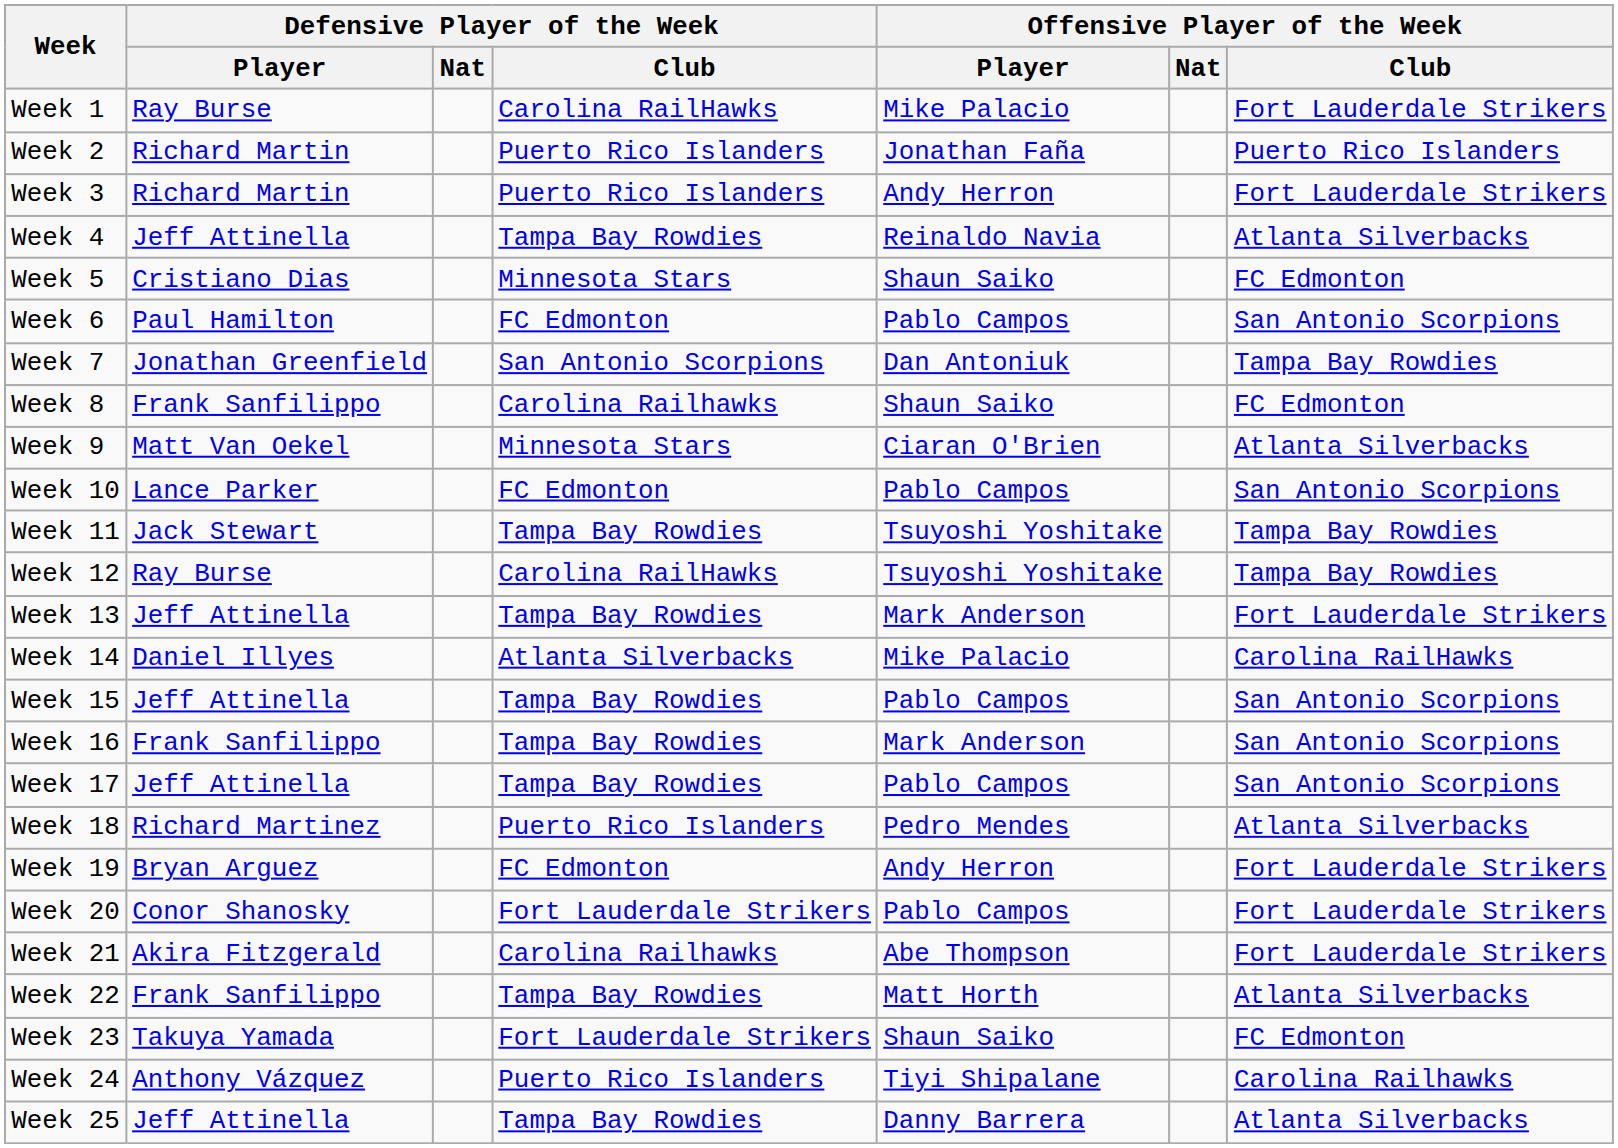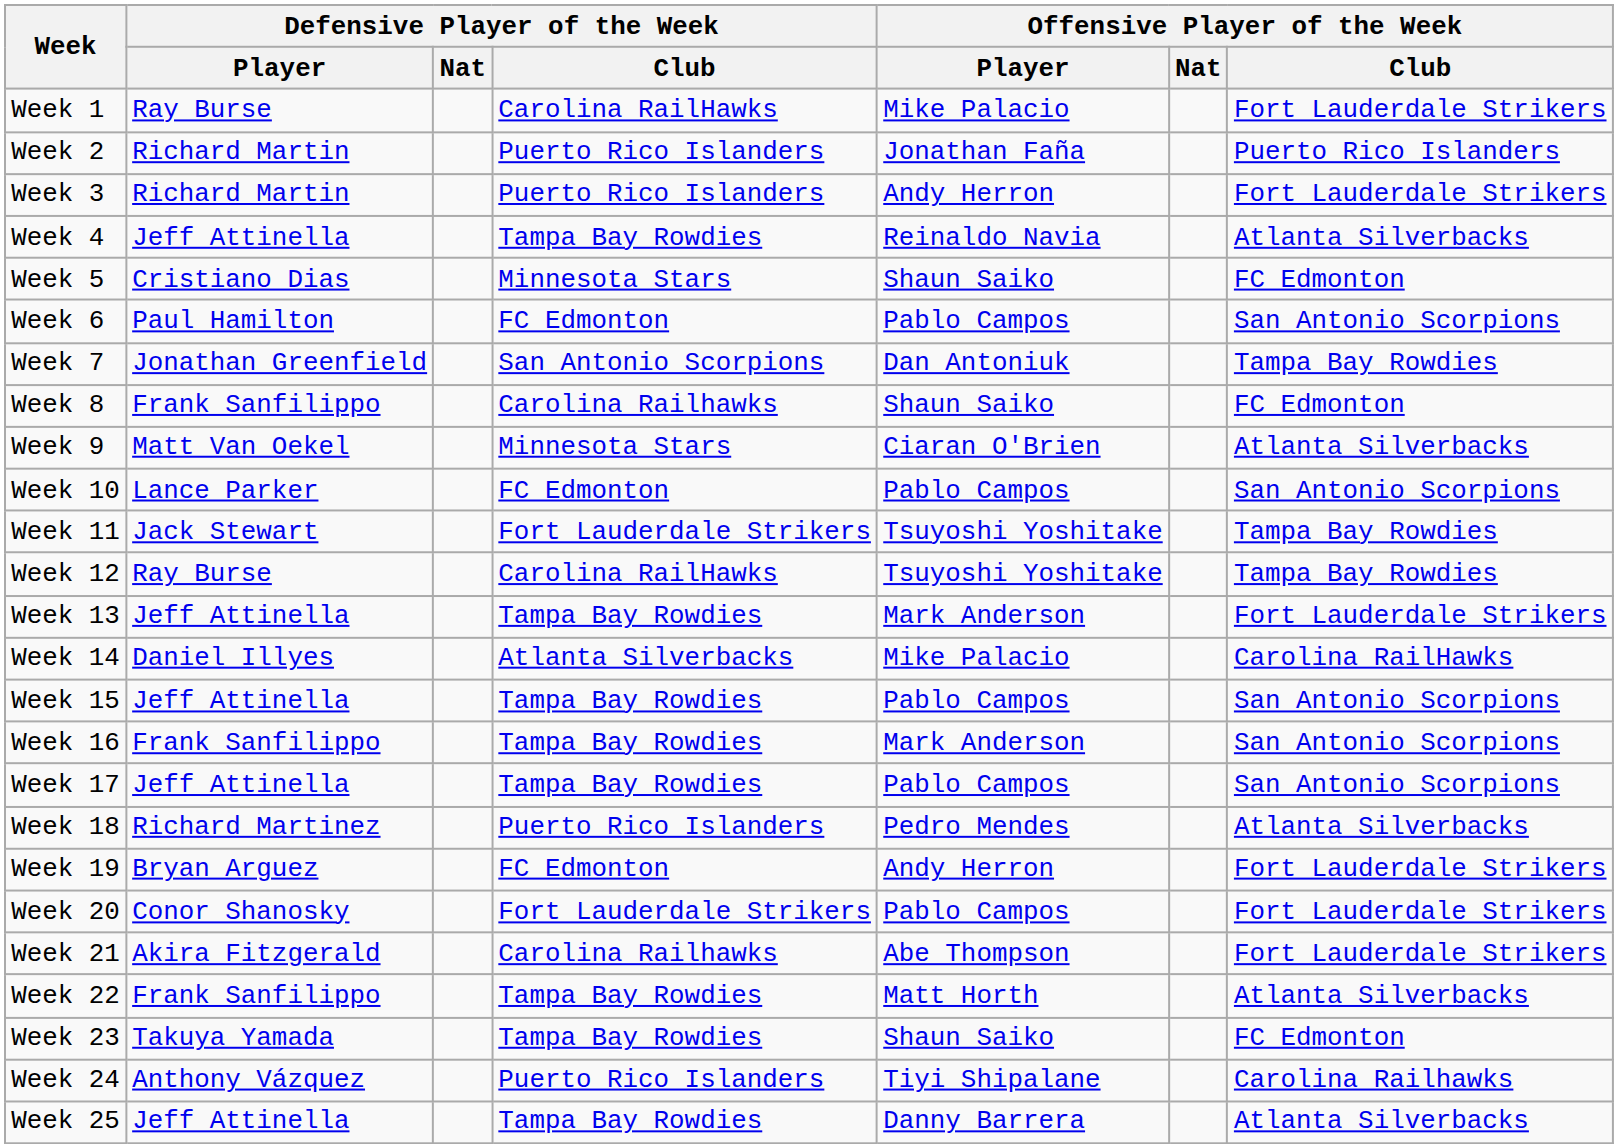(630, 532) Tampa Bay Rowdies -> (685, 532) Fort Lauderdale Strikers
(685, 1038) Fort Lauderdale Strikers -> (630, 1038) Tampa Bay Rowdies
